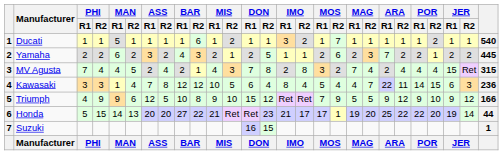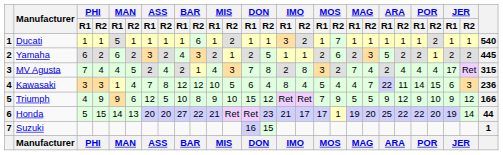(85, 55) 2 -> (85, 55) 6
(387, 55) 7 -> (387, 55) 5
(452, 70) 15 -> (452, 70) 17
